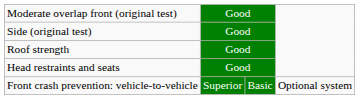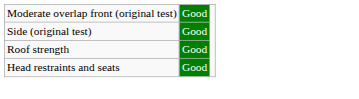- row: (102, 85)
